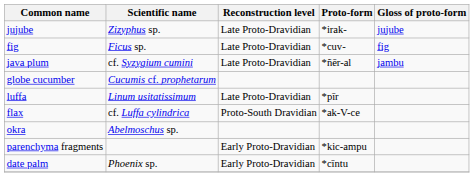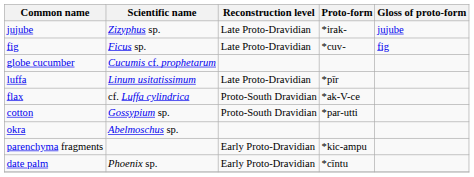- row: (28, 63)
+ row: (20, 113)
